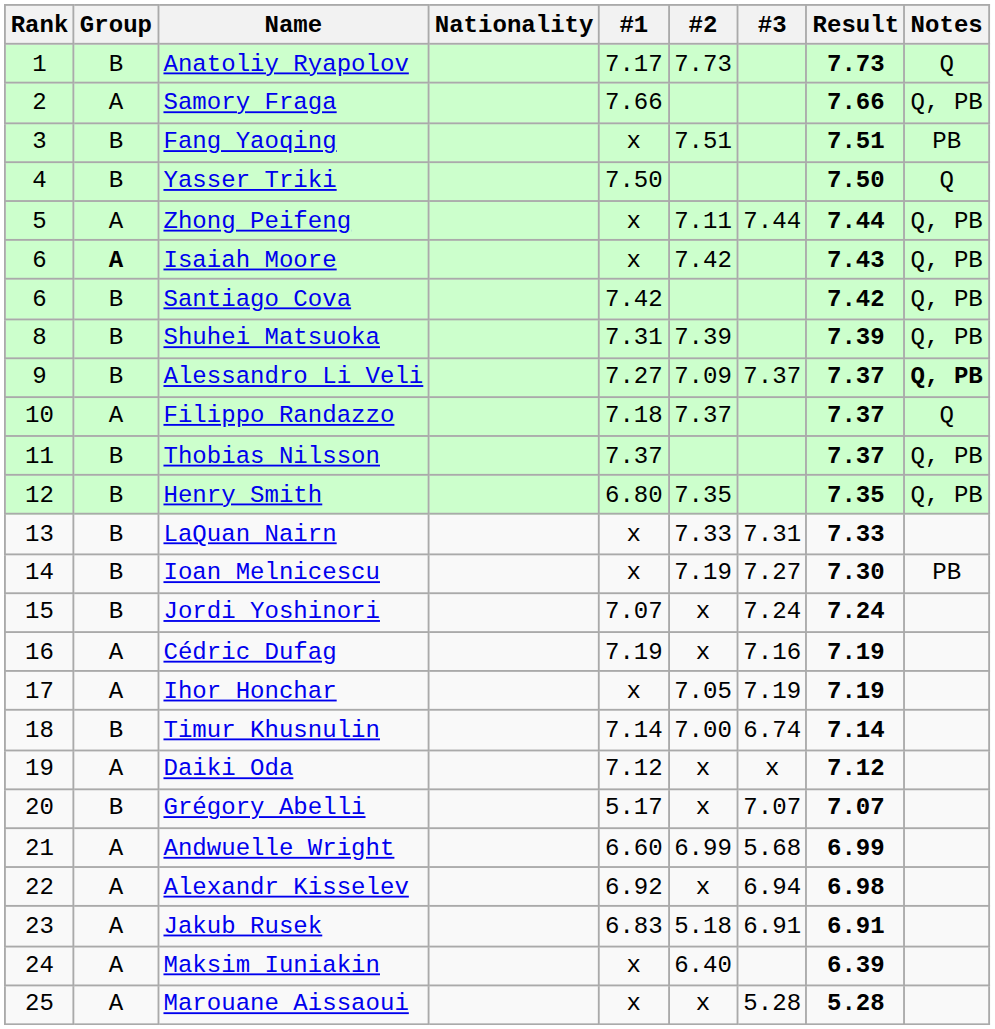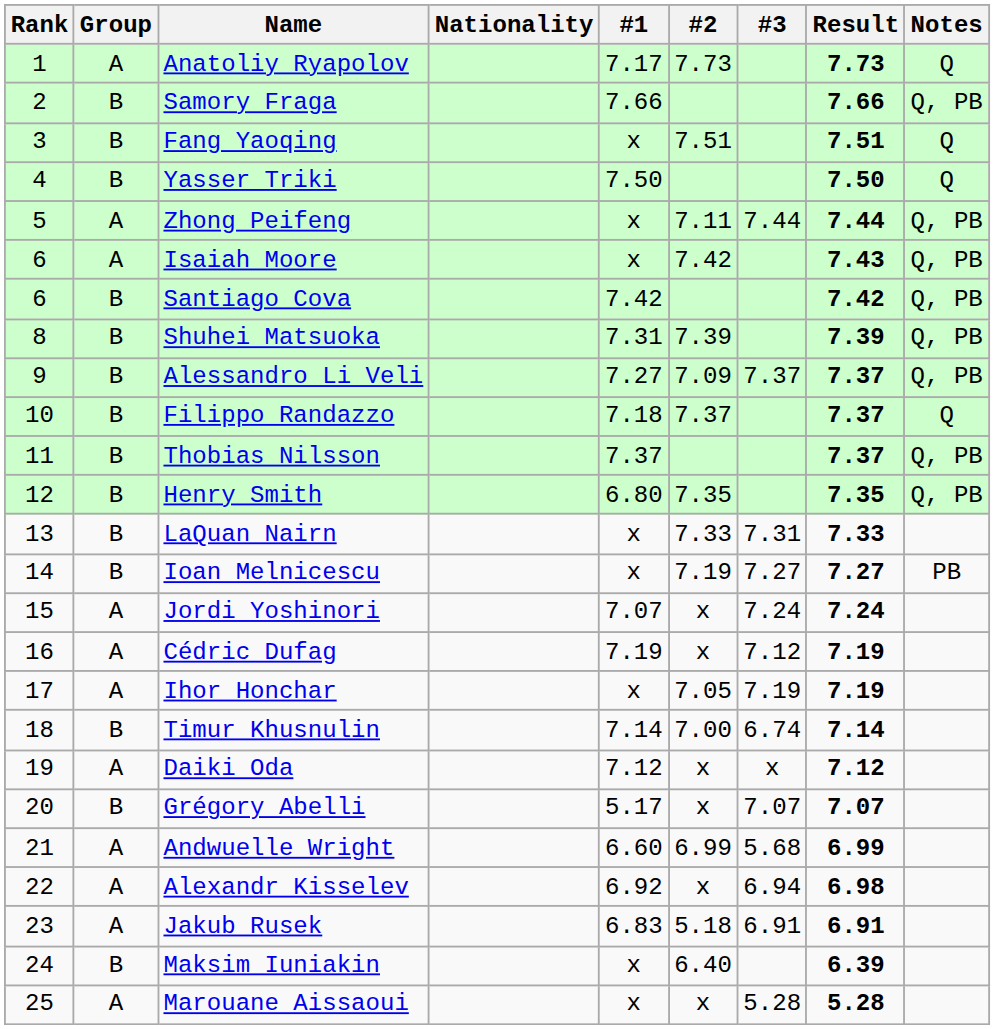(116, 64) B -> (116, 64) A
(116, 103) A -> (116, 103) B
(947, 142) PB -> (947, 142) Q
(116, 260) bold -> (116, 260) normal
(947, 377) bold -> (947, 377) normal
(116, 416) A -> (116, 416) B
(856, 573) 7.30 -> (856, 573) 7.27
(116, 612) B -> (116, 612) A
(772, 652) 7.16 -> (772, 652) 7.12
(116, 965) A -> (116, 965) B
